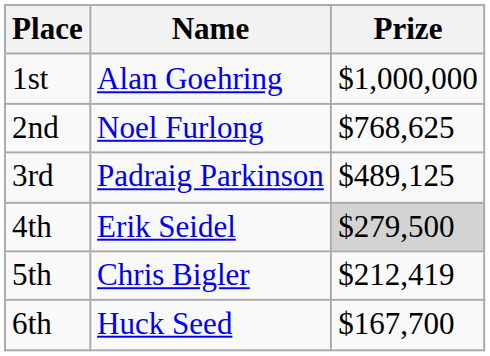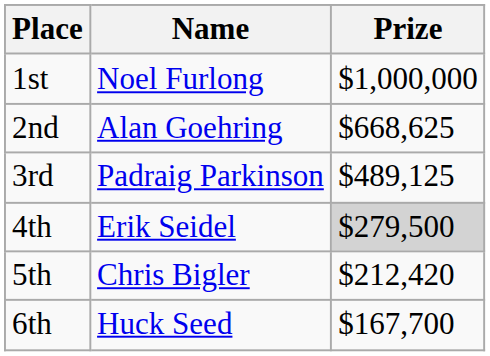(190, 78) Alan Goehring -> (180, 78) Noel Furlong
(180, 127) Noel Furlong -> (190, 127) Alan Goehring
(396, 127) $768,625 -> (396, 127) $668,625
(396, 275) $212,419 -> (396, 275) $212,420
